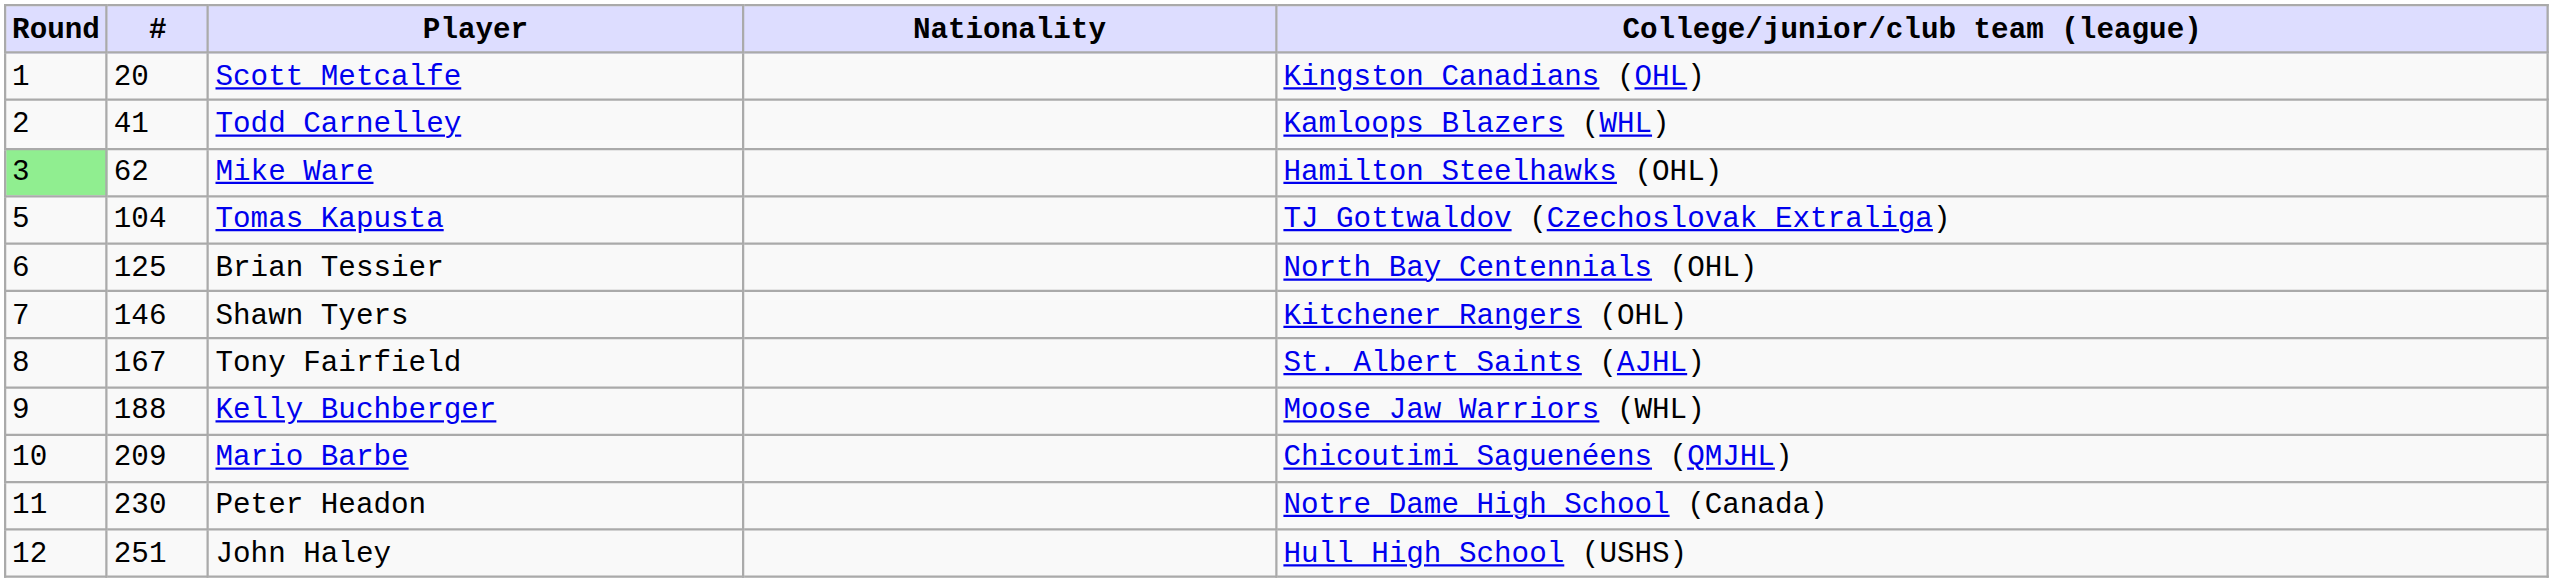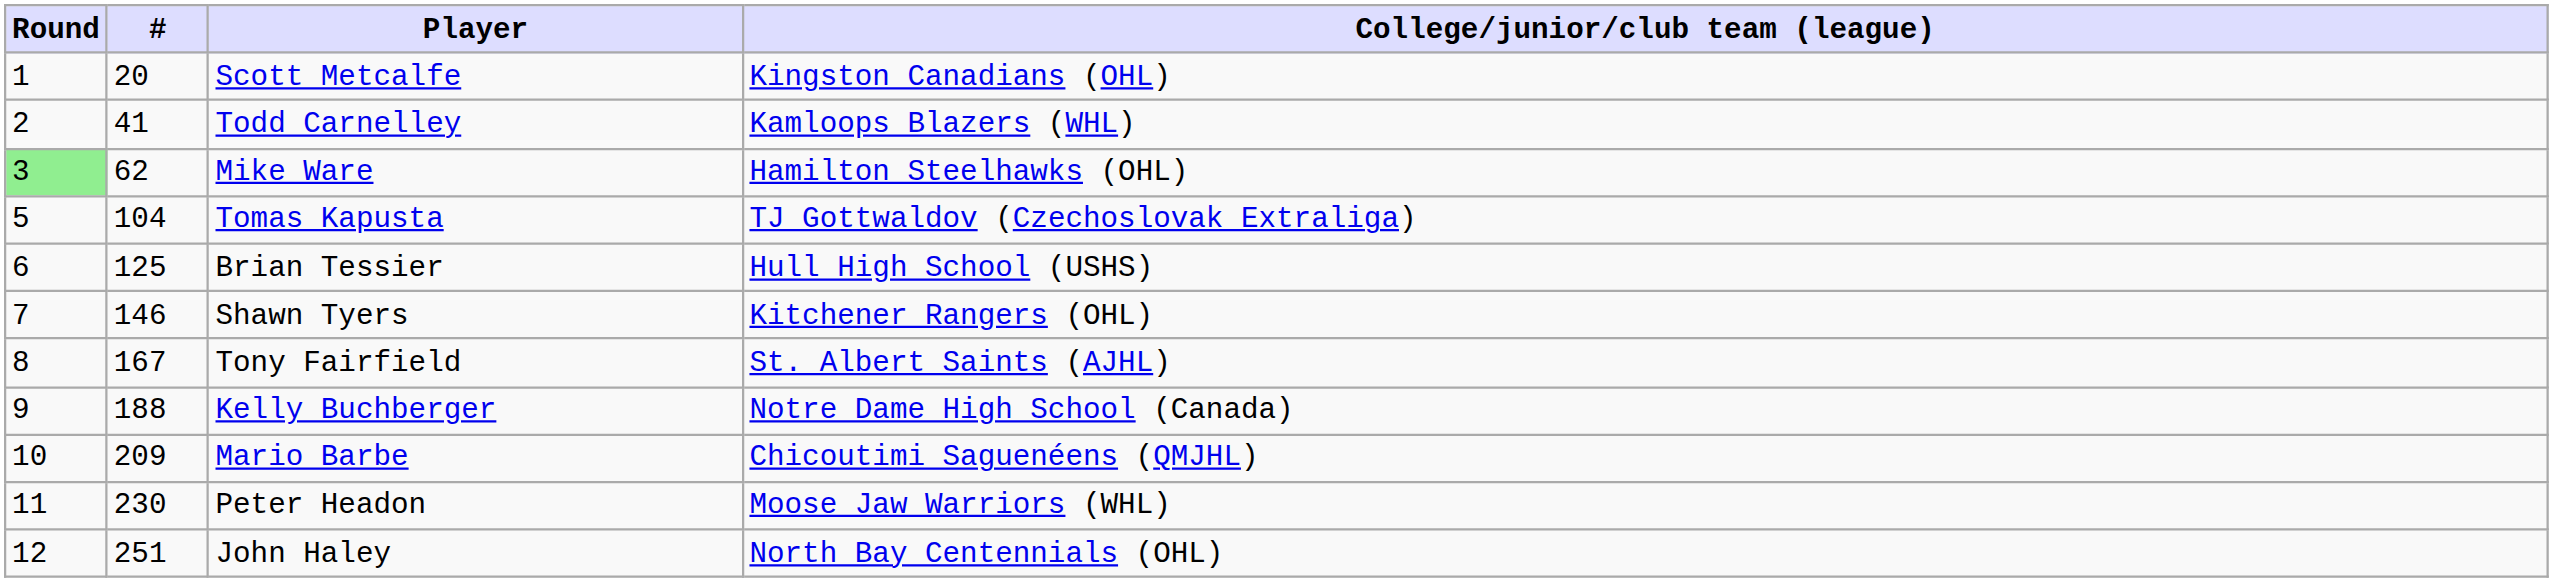- column: (1009, 29)
(1520, 267) North Bay Centennials (OHL) -> (951, 267) Hull High School (USHS)
(1494, 410) Moose Jaw Warriors (WHL) -> (1022, 410) Notre Dame High School (Canada)
(1555, 506) Notre Dame High School (Canada) -> (960, 506) Moose Jaw Warriors (WHL)
(1485, 553) Hull High School (USHS) -> (986, 553) North Bay Centennials (OHL)
